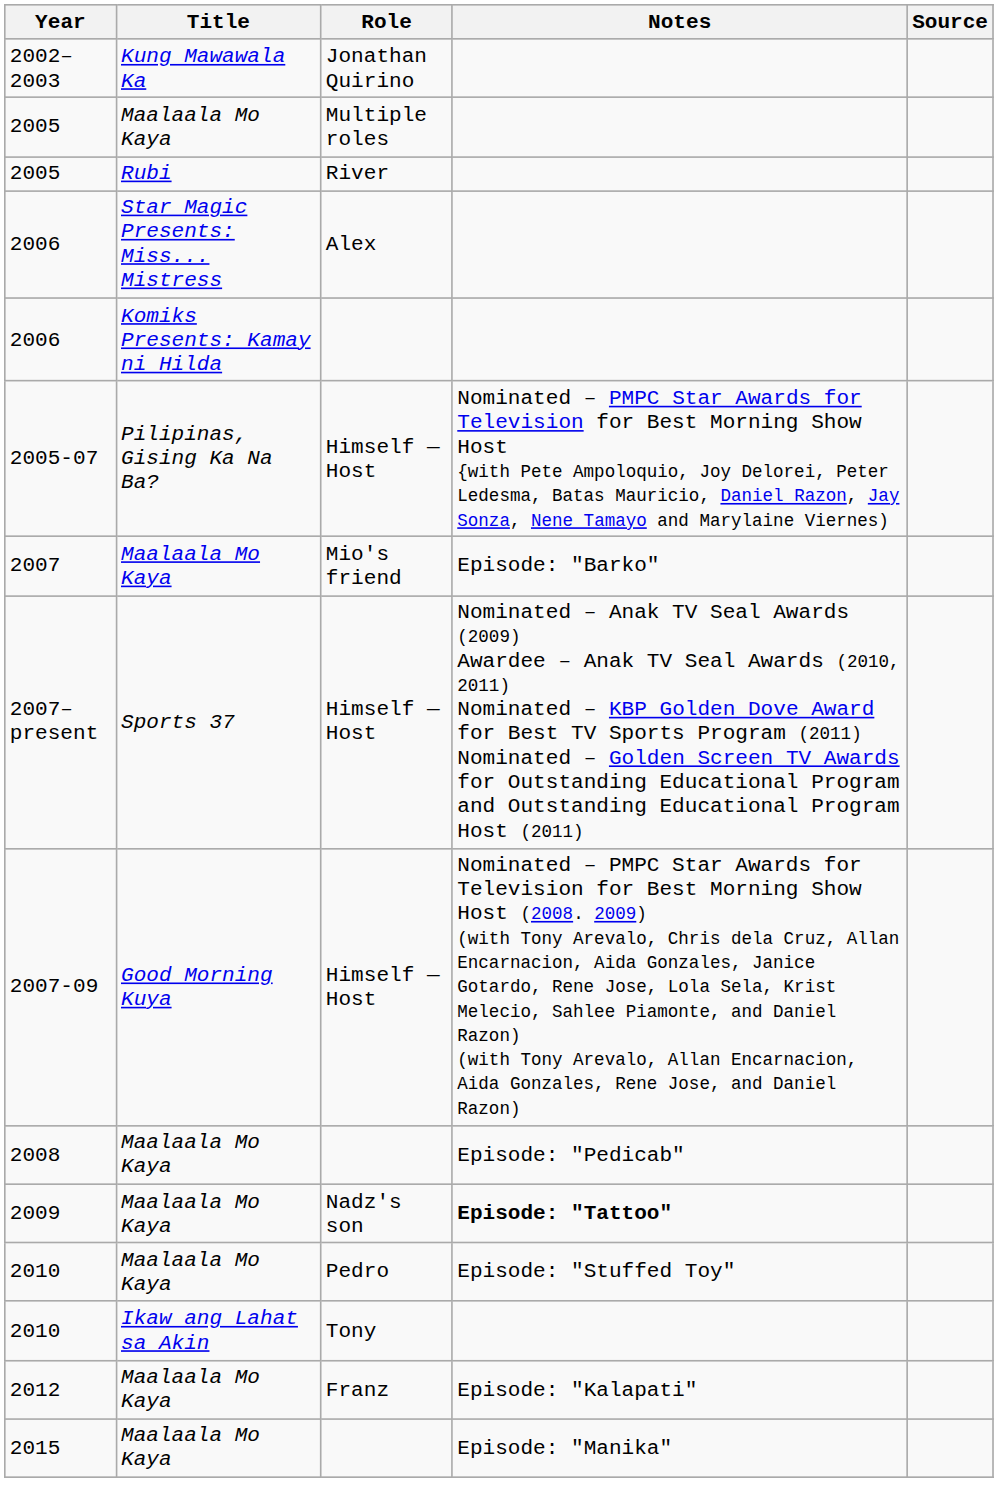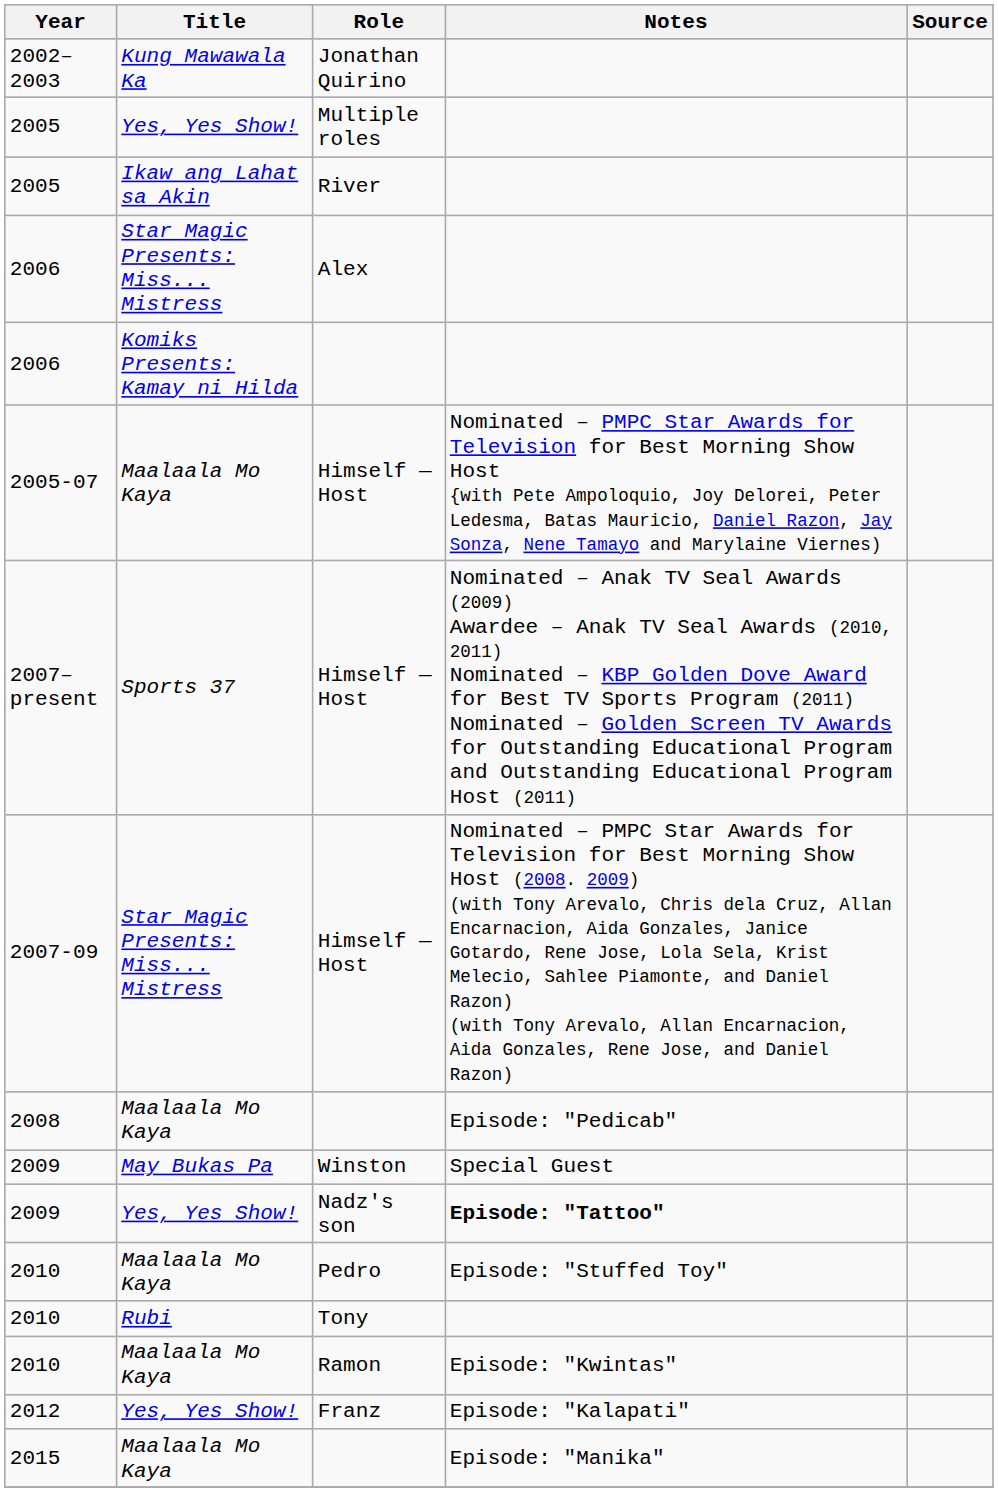(191, 127) Maalaala Mo Kaya -> (210, 127) Yes, Yes Show!
(146, 174) Rubi -> (210, 186) Ikaw ang Lahat sa Akin
(197, 459) Pilipinas, Gising Ka Na Ba? -> (191, 483) Maalaala Mo Kaya
- row: (35, 566)
(197, 987) Good Morning Kuya -> (184, 953) Star Magic Presents: Miss... Mistress
+ row: (35, 1167)
(191, 1214) Maalaala Mo Kaya -> (210, 1214) Yes, Yes Show!
(209, 1331) Ikaw ang Lahat sa Akin -> (147, 1319) Rubi
+ row: (35, 1365)
(191, 1389) Maalaala Mo Kaya -> (210, 1412) Yes, Yes Show!
